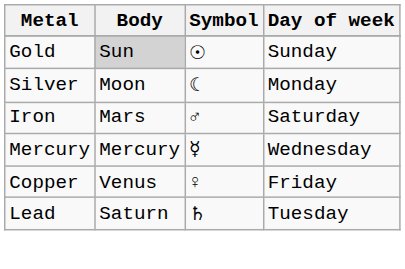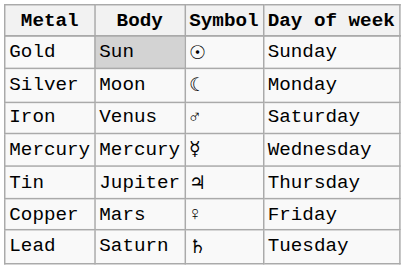(122, 117) Mars -> (128, 117) Venus
+ row: (27, 182)
(128, 182) Venus -> (122, 214) Mars
